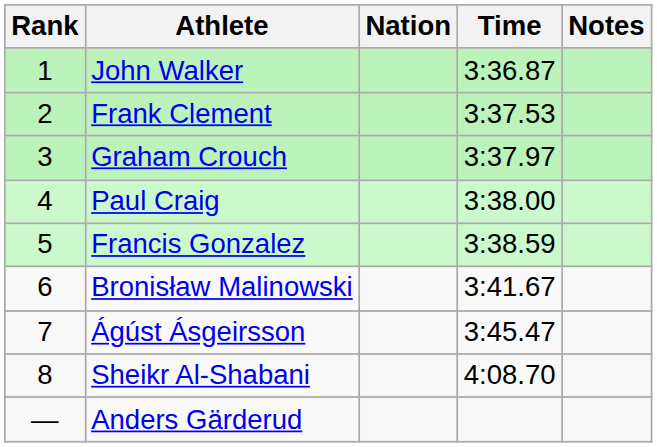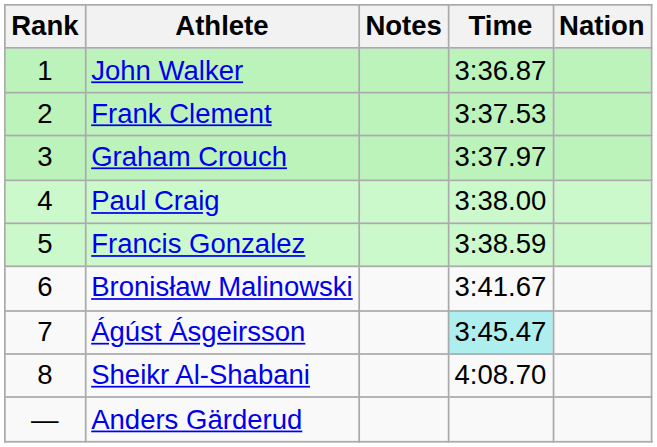columns swapped: (408, 26) <-> (606, 26)
(510, 331) no background -> (500, 331) paleturquoise background
